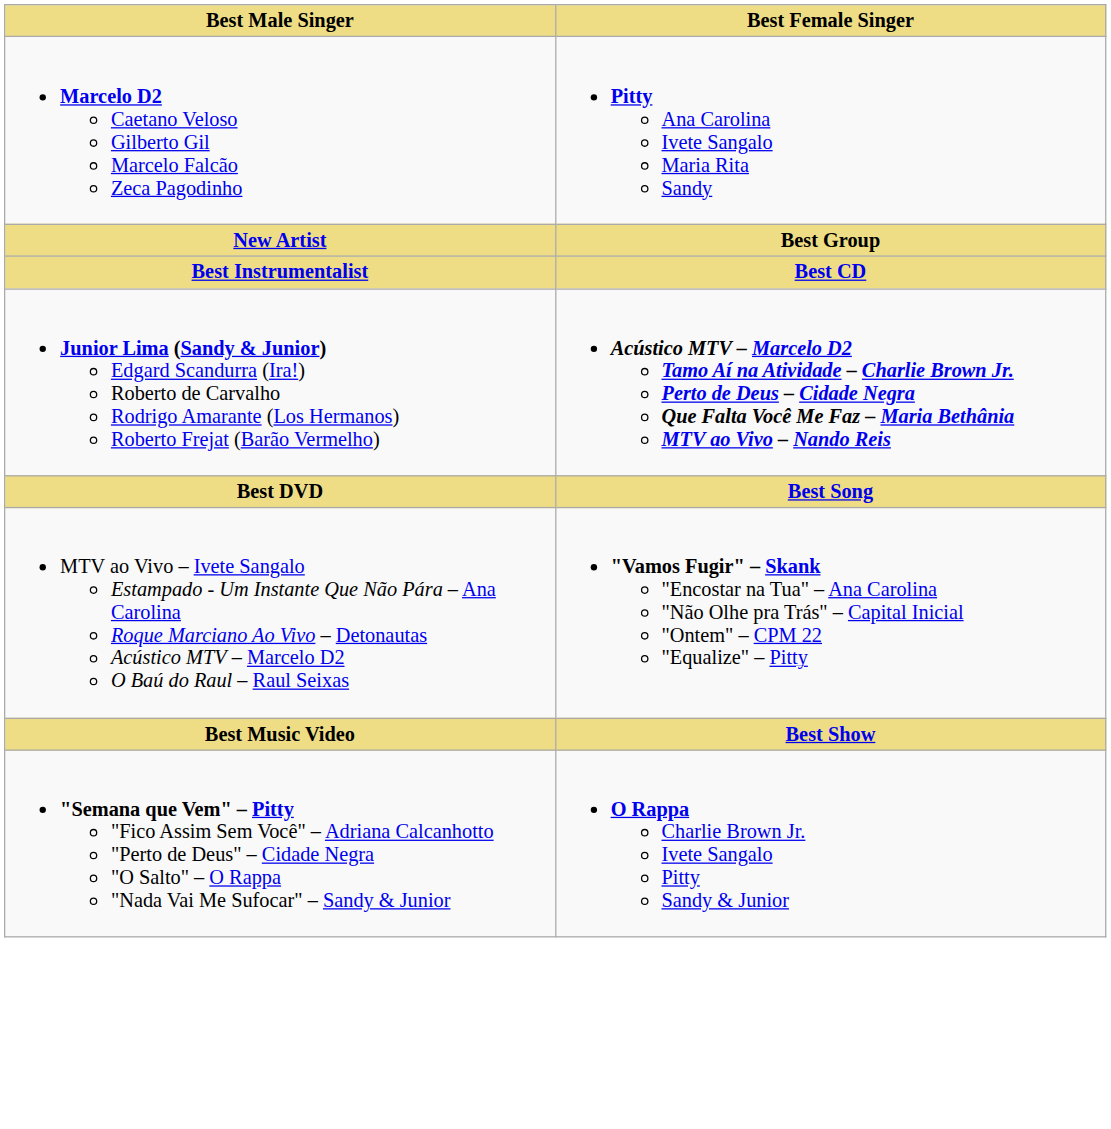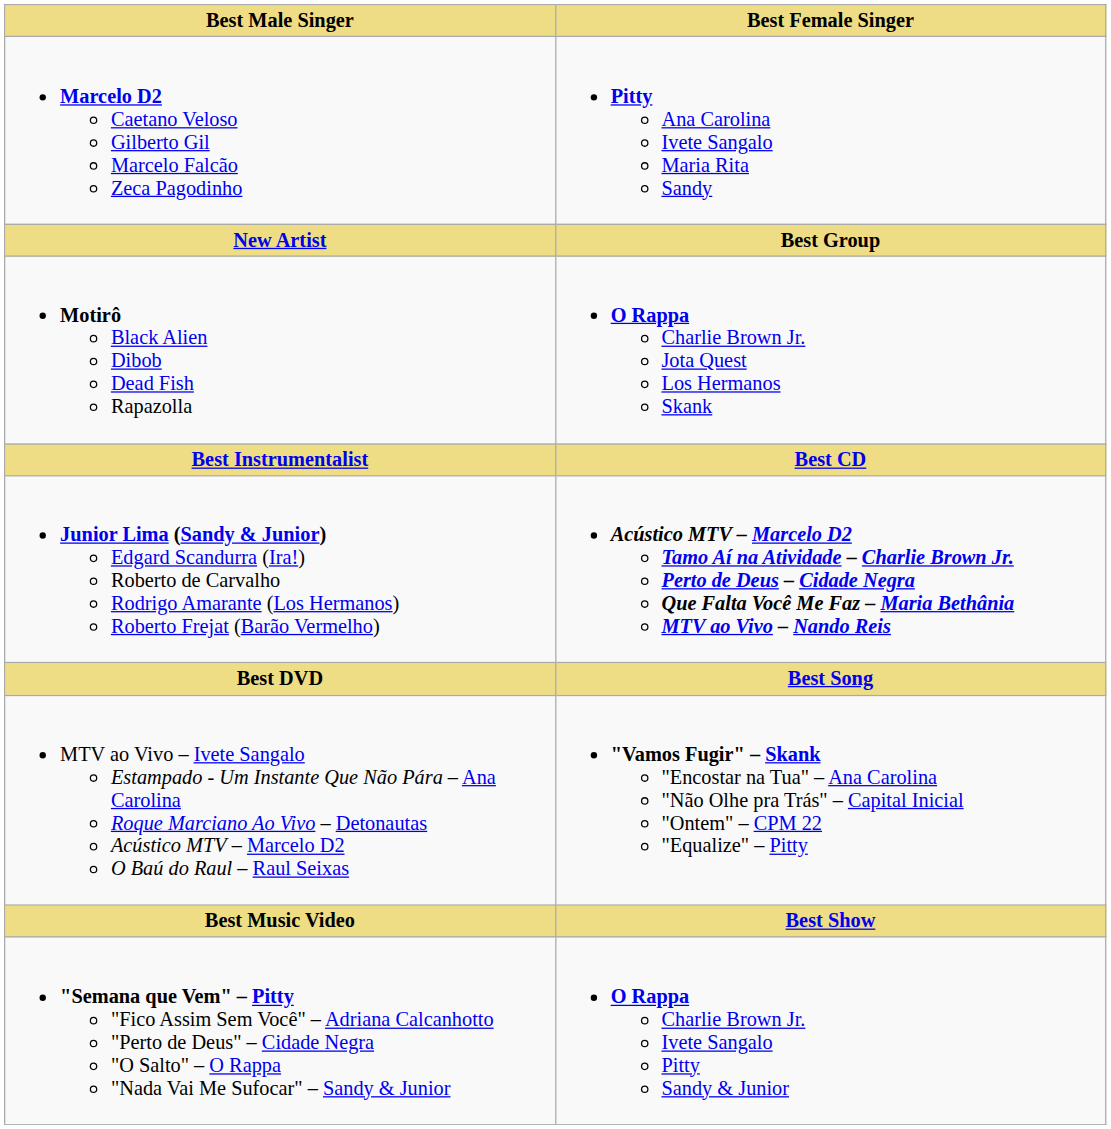+ row: (280, 361)
